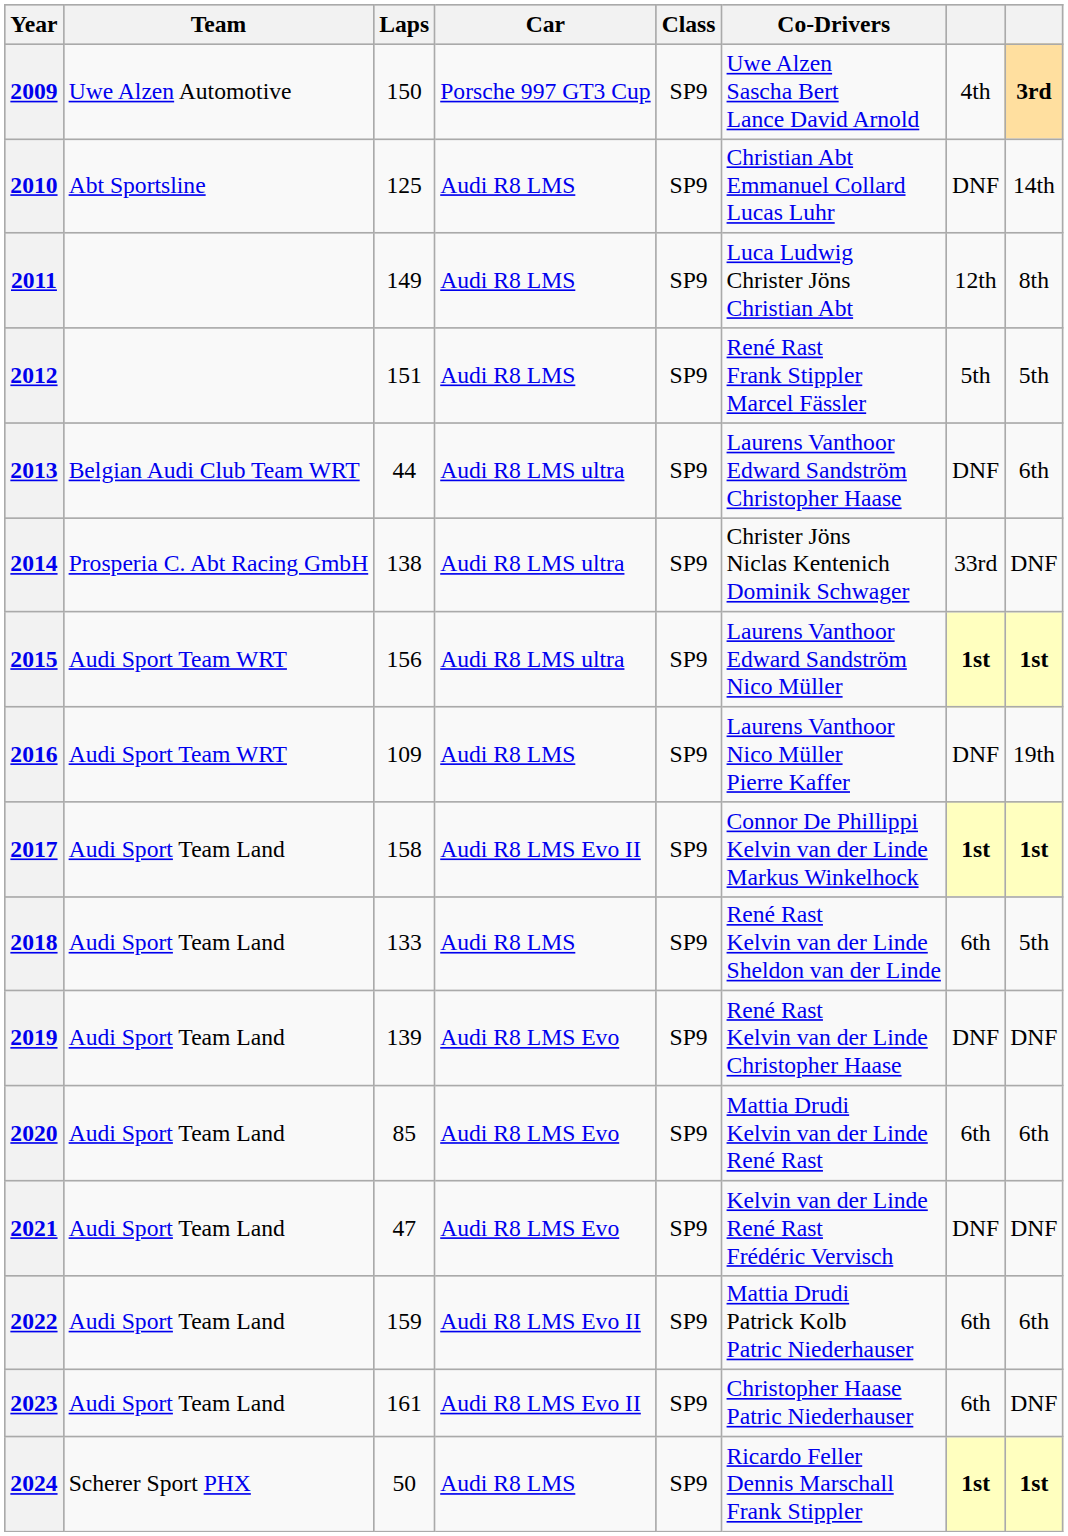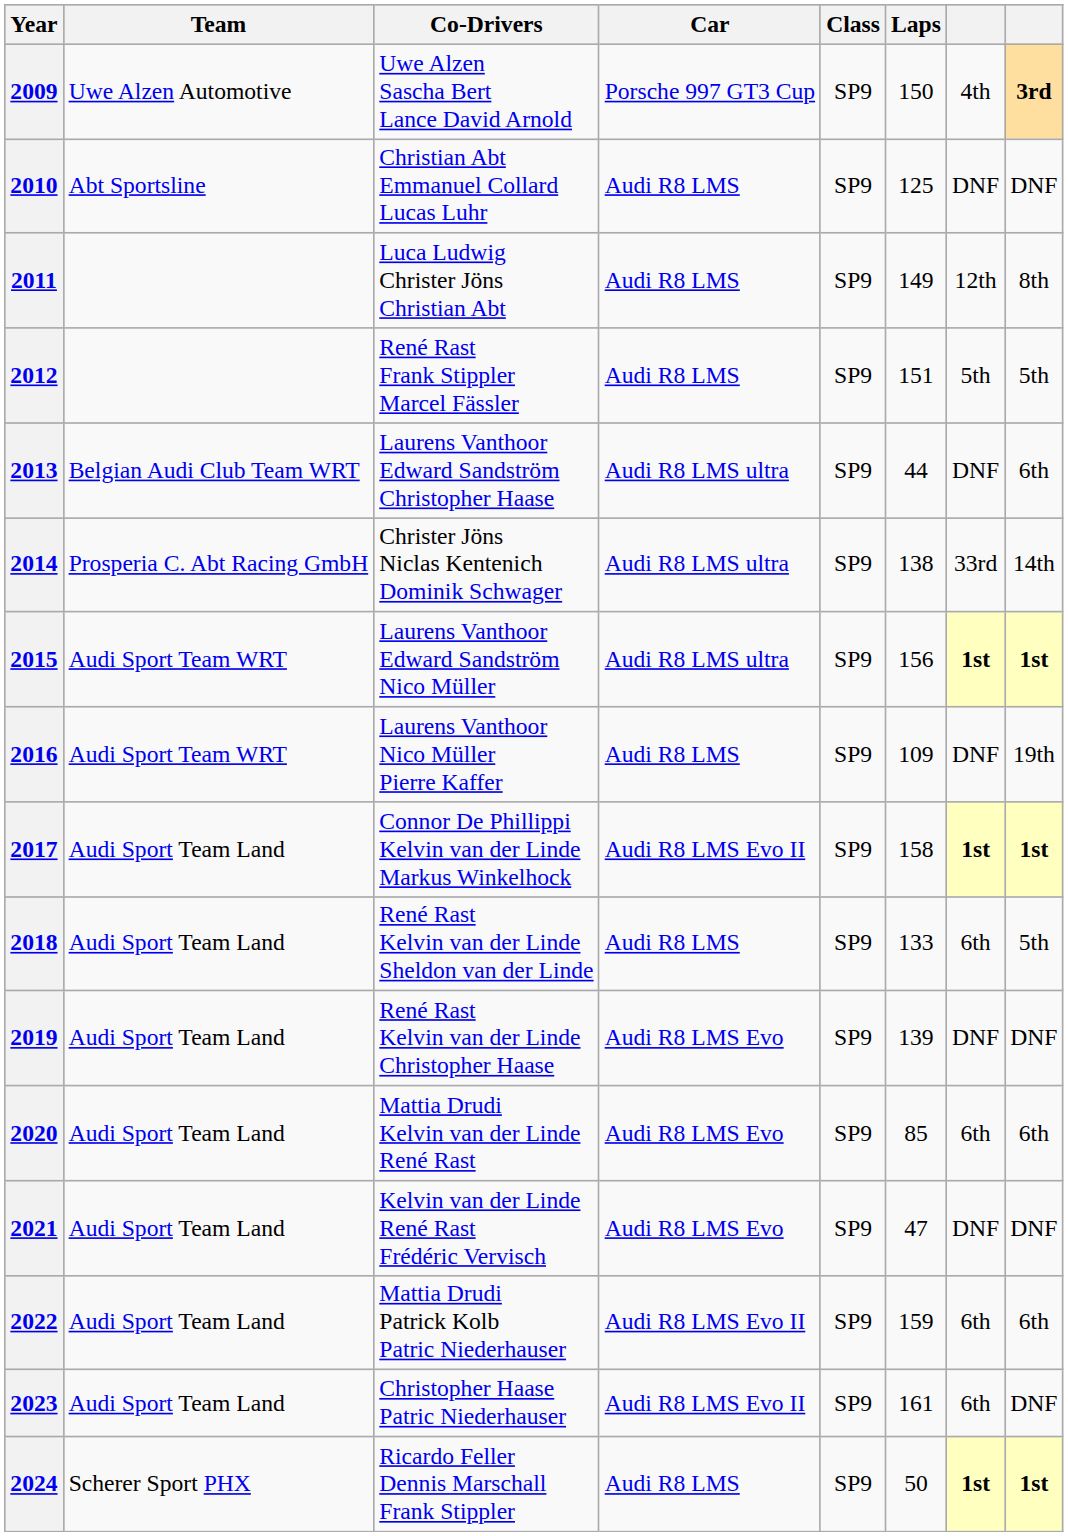columns swapped: (834, 24) <-> (404, 24)
(1034, 185) 14th -> (1034, 185) DNF
(1034, 564) DNF -> (1034, 564) 14th
